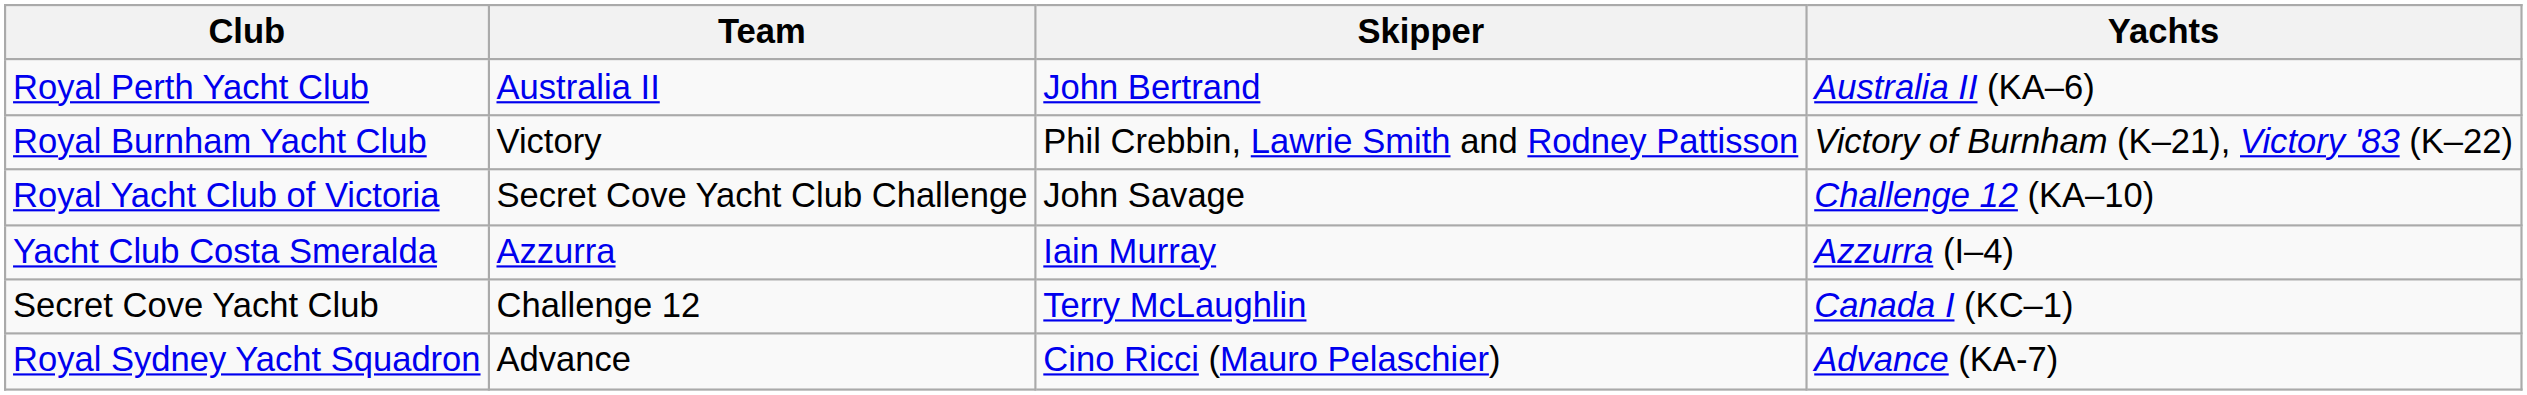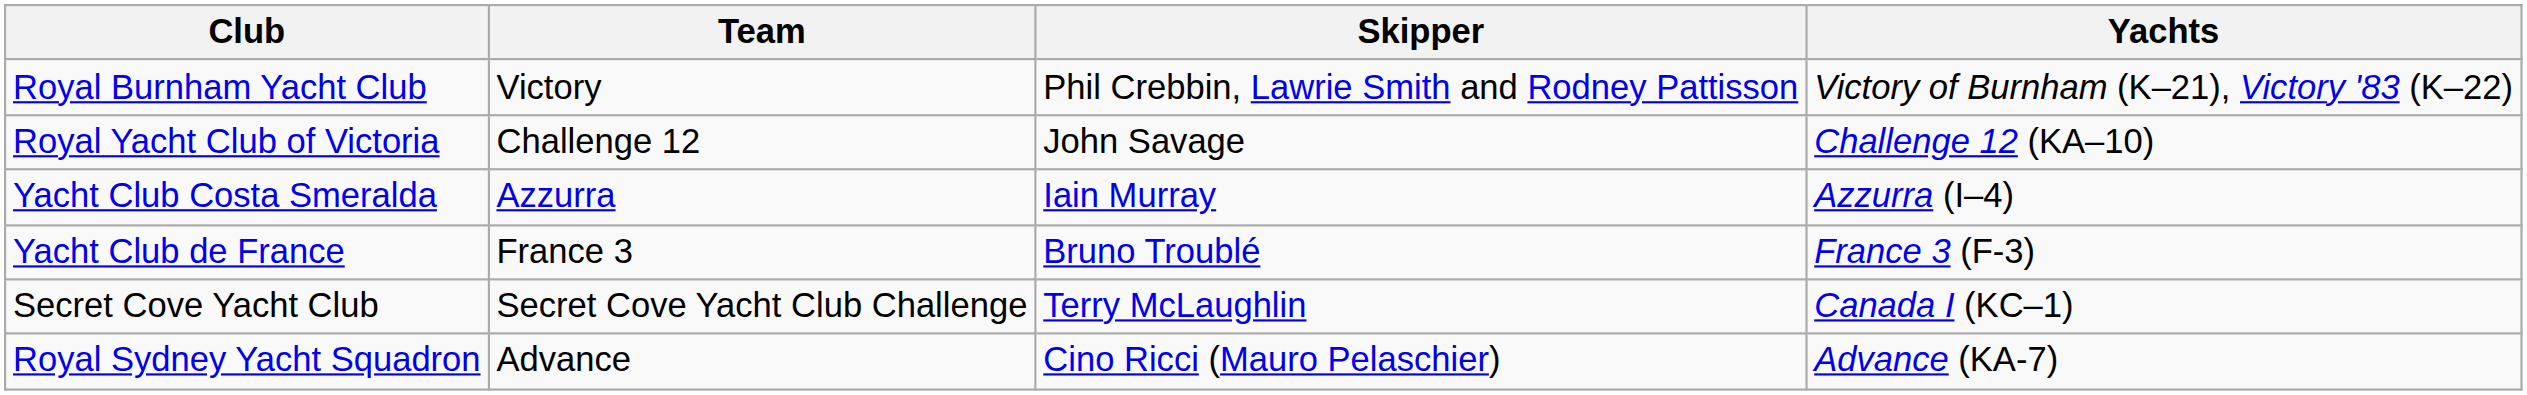- row: (191, 86)
(762, 196) Secret Cove Yacht Club Challenge -> (598, 141) Challenge 12
+ row: (179, 251)
(598, 305) Challenge 12 -> (762, 305) Secret Cove Yacht Club Challenge
